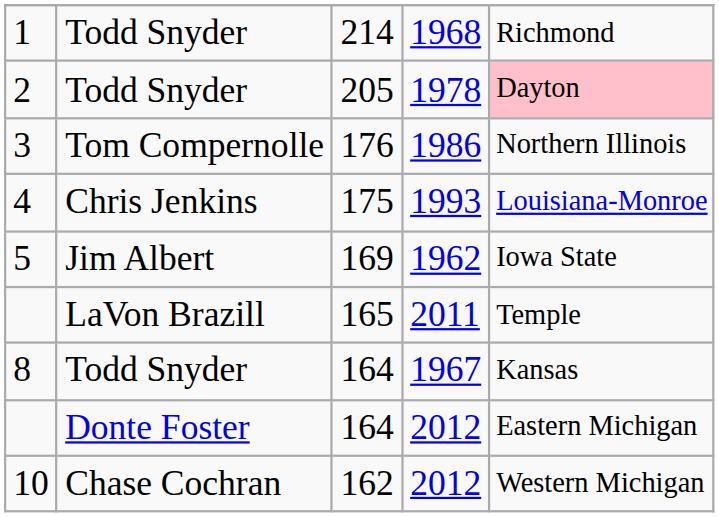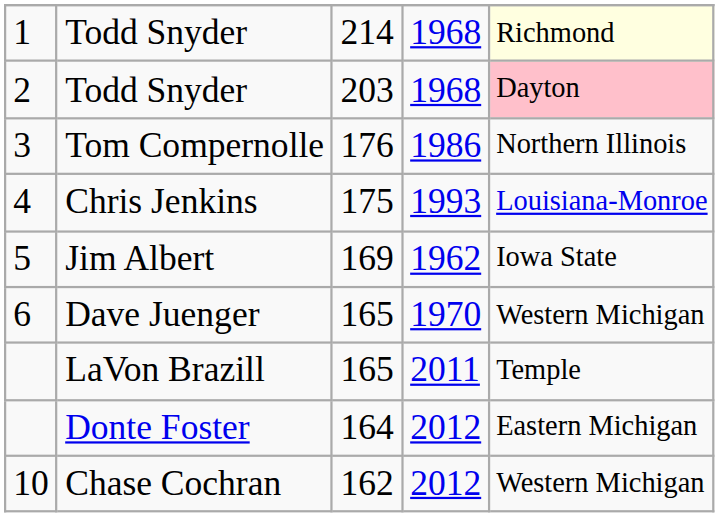(555, 32) no background -> (555, 32) lightyellow background
(367, 88) 205 -> (367, 88) 203
(446, 88) 1978 -> (446, 88) 1968
+ row: (22, 314)
- row: (22, 370)
